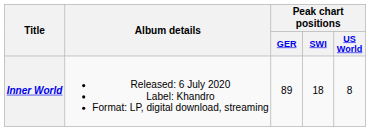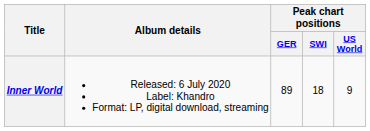(350, 91) 8 -> (350, 91) 9
